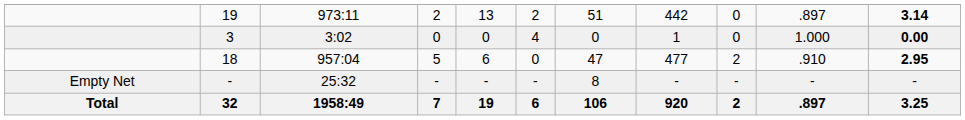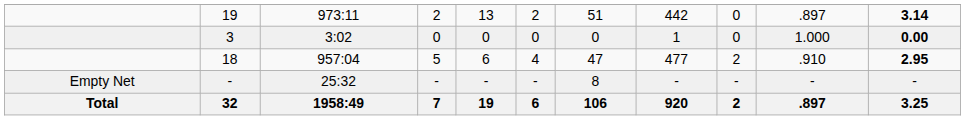(535, 37) 4 -> (535, 37) 0
(535, 59) 0 -> (535, 59) 4
